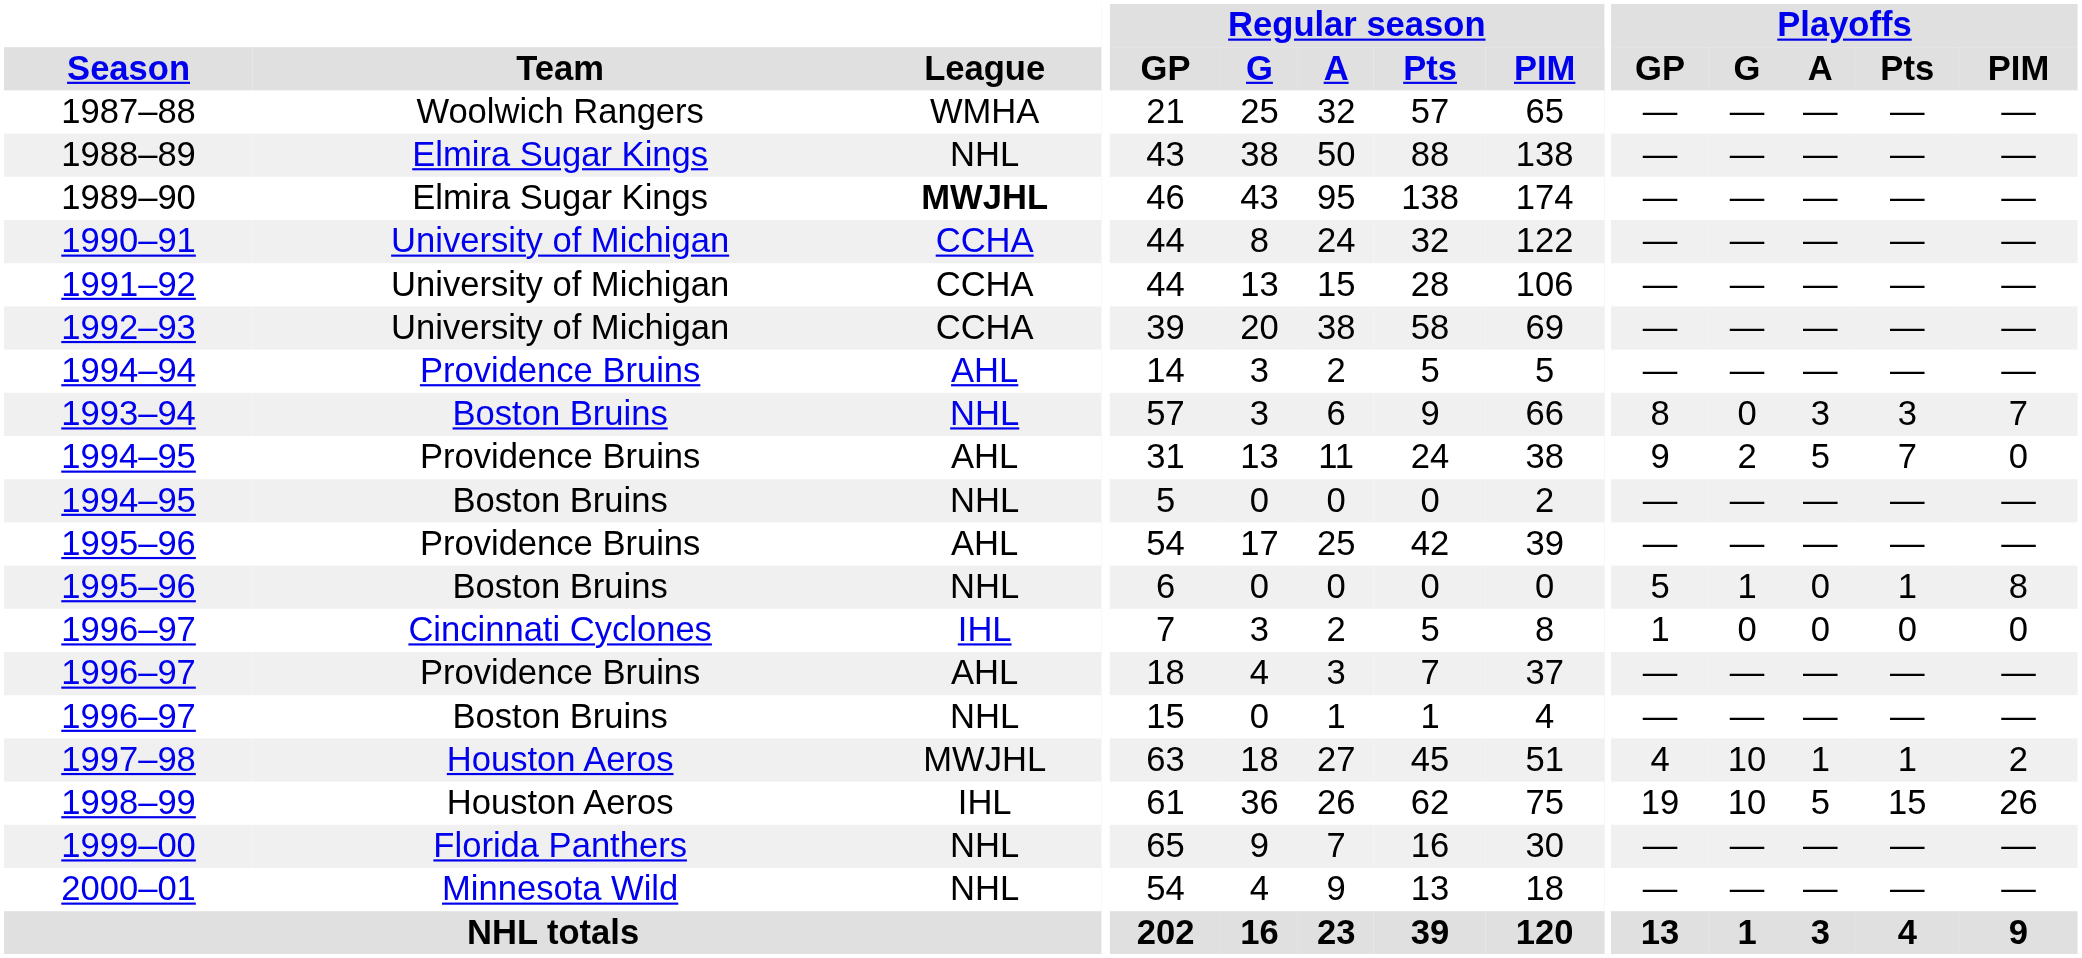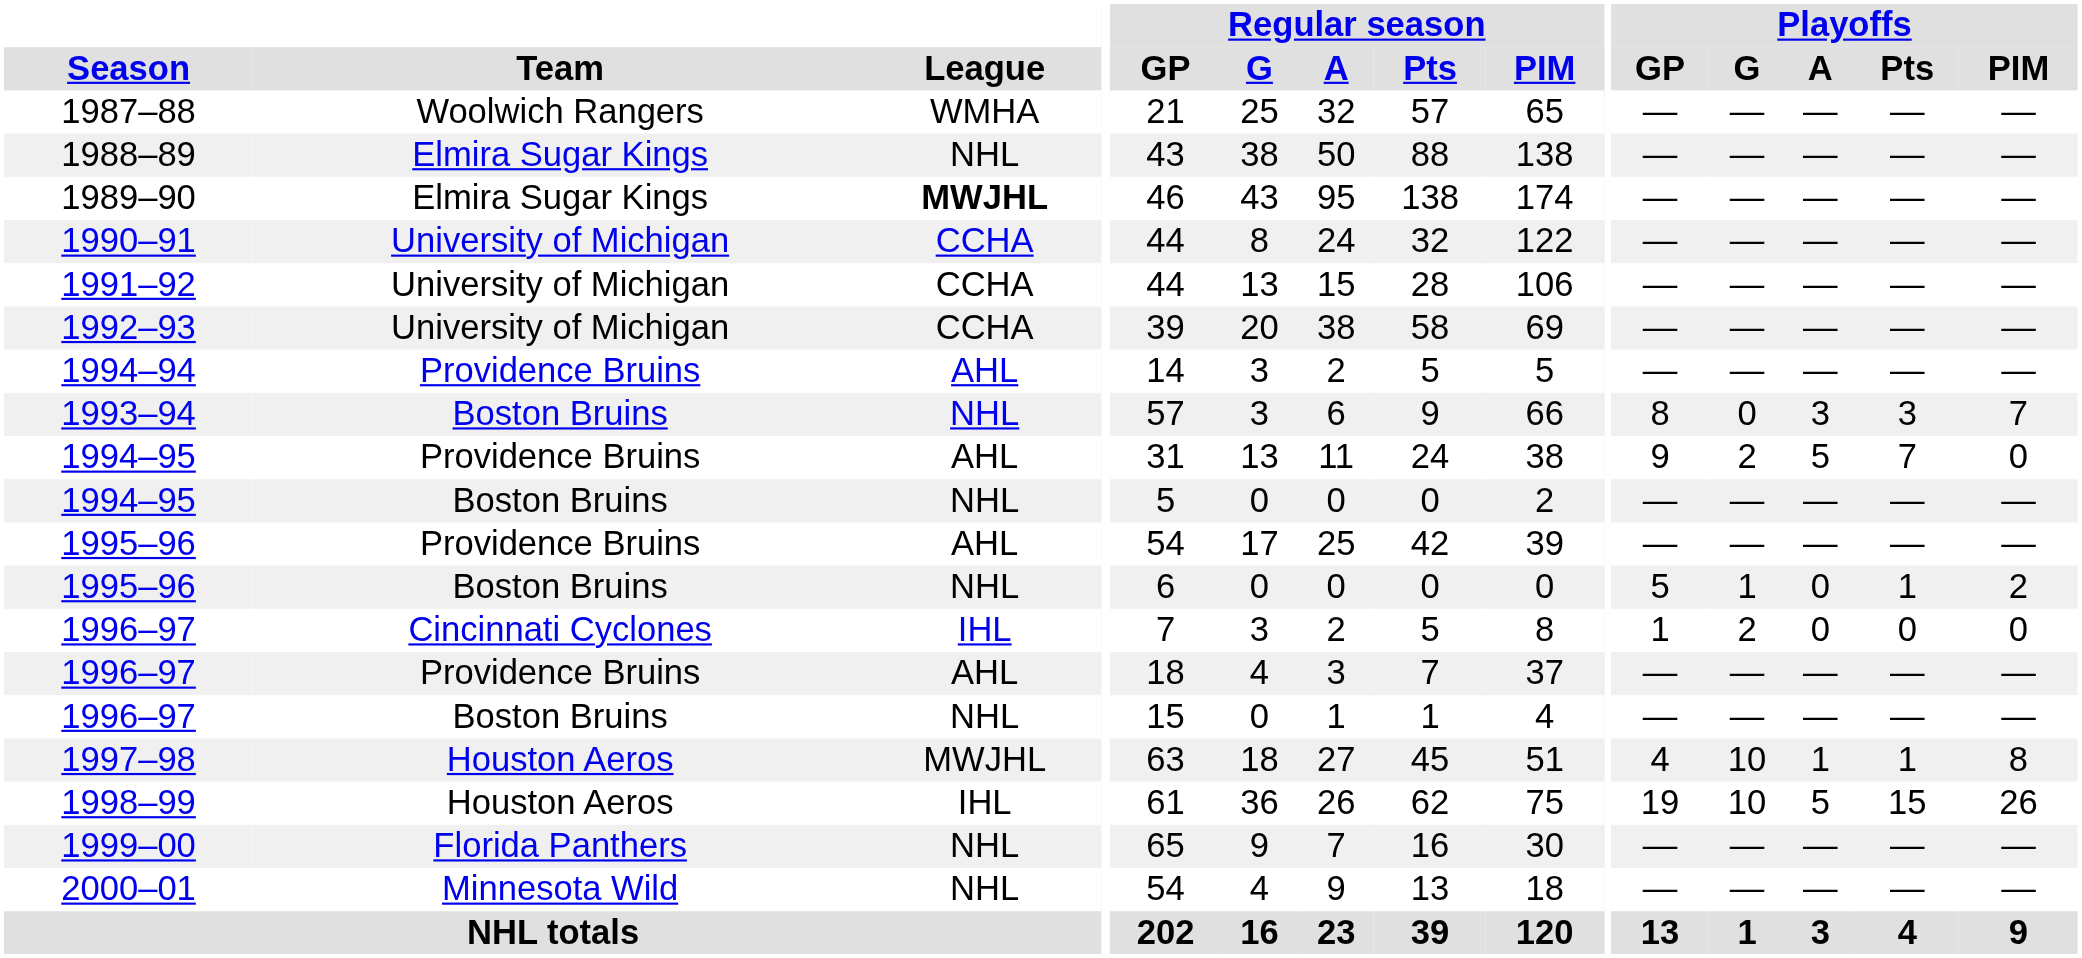(2018, 586) 8 -> (2018, 586) 2
(1747, 629) 0 -> (1747, 629) 2
(2018, 759) 2 -> (2018, 759) 8
